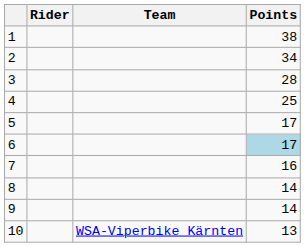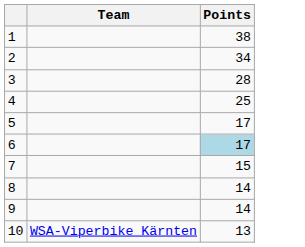- column: (50, 15)
(289, 167) 16 -> (243, 167) 15
